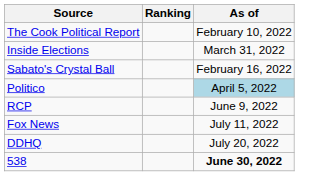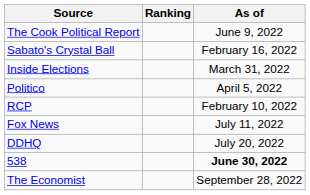(244, 32) February 10, 2022 -> (249, 32) June 9, 2022
rows swapped: (48, 50) <-> (61, 69)
(244, 87) lightblue background -> (249, 87) no background
(244, 106) June 9, 2022 -> (249, 106) February 10, 2022
+ row: (46, 180)
